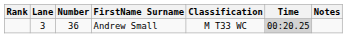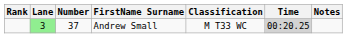(43, 26) no background -> (43, 26) lightgreen background
(73, 26) 36 -> (73, 26) 37
